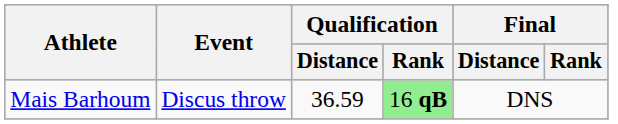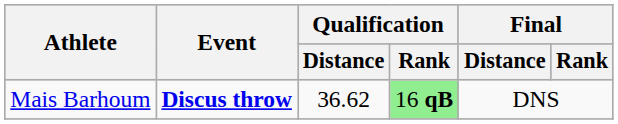(224, 99) normal -> (227, 99) bold
(337, 99) 36.59 -> (344, 99) 36.62
